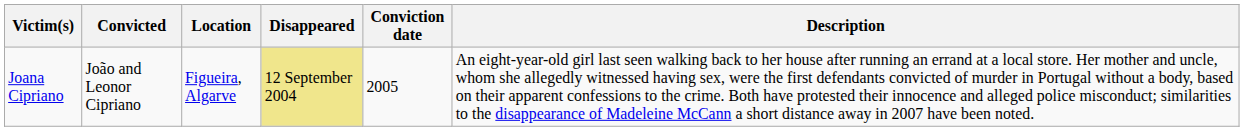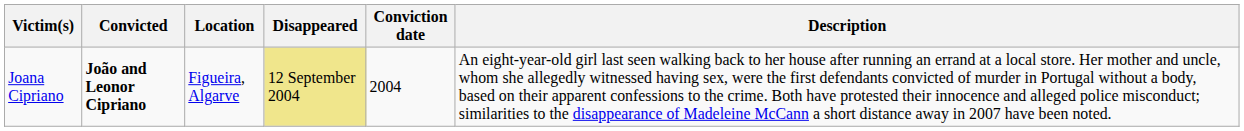(113, 86) normal -> (116, 86) bold
(382, 86) 2005 -> (385, 86) 2004
